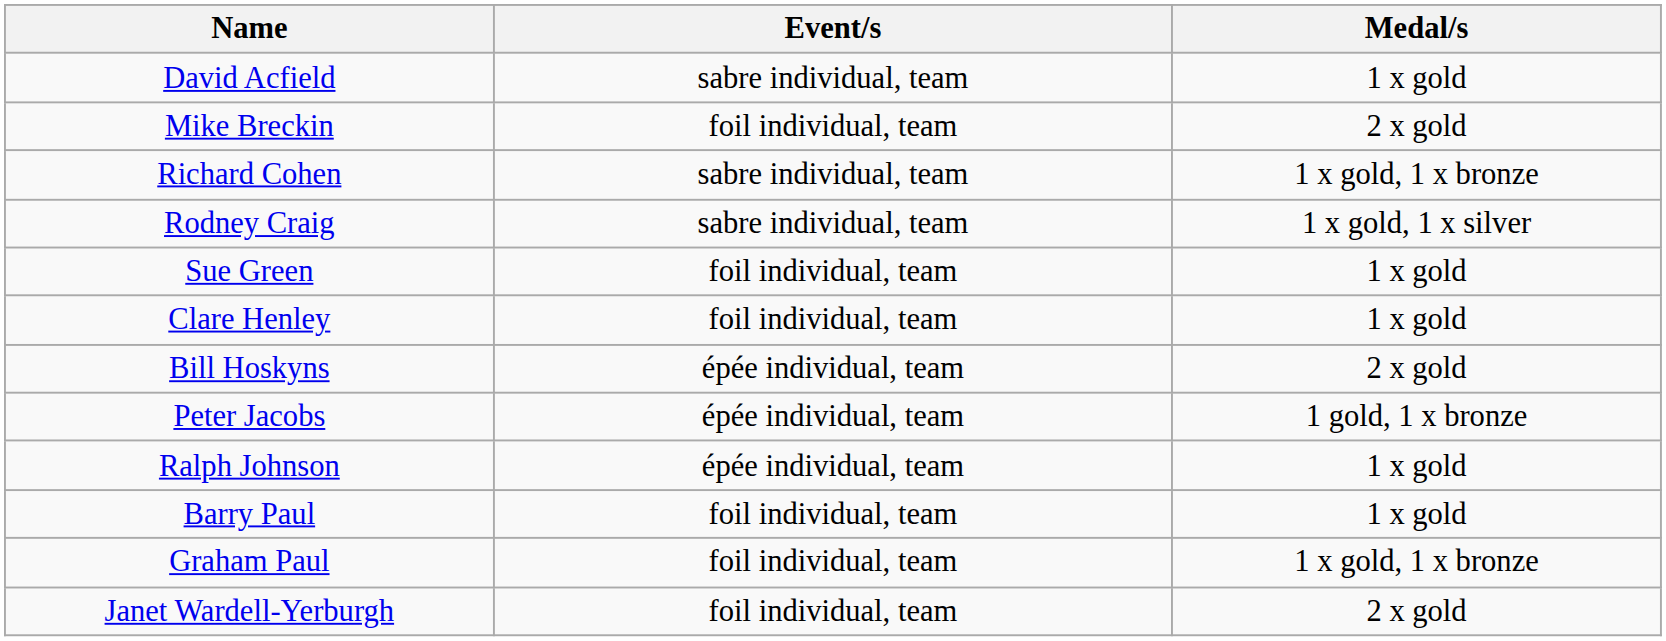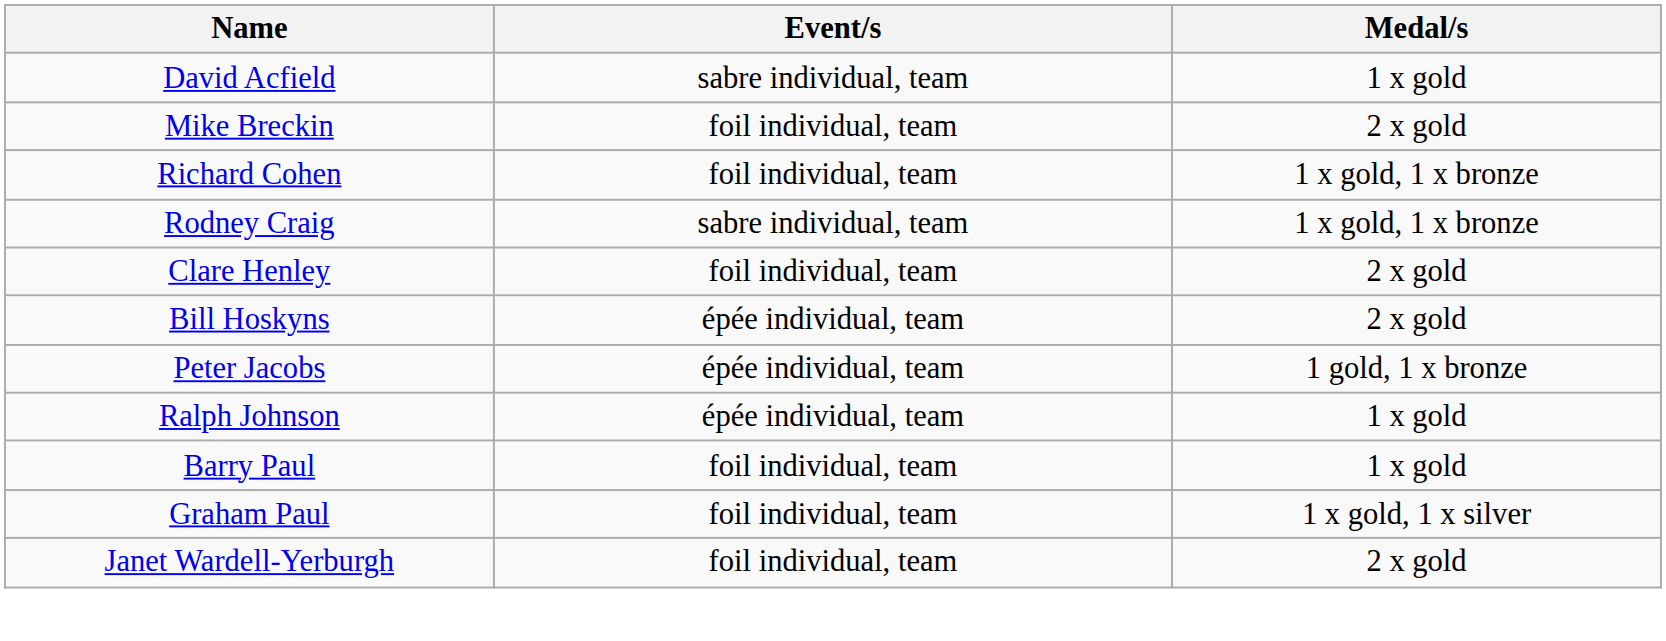(833, 174) sabre individual, team -> (833, 174) foil individual, team
(1417, 222) 1 x gold, 1 x silver -> (1417, 222) 1 x gold, 1 x bronze
- row: (249, 271)
(1417, 319) 1 x gold -> (1417, 271) 2 x gold
(1417, 561) 1 x gold, 1 x bronze -> (1417, 513) 1 x gold, 1 x silver
